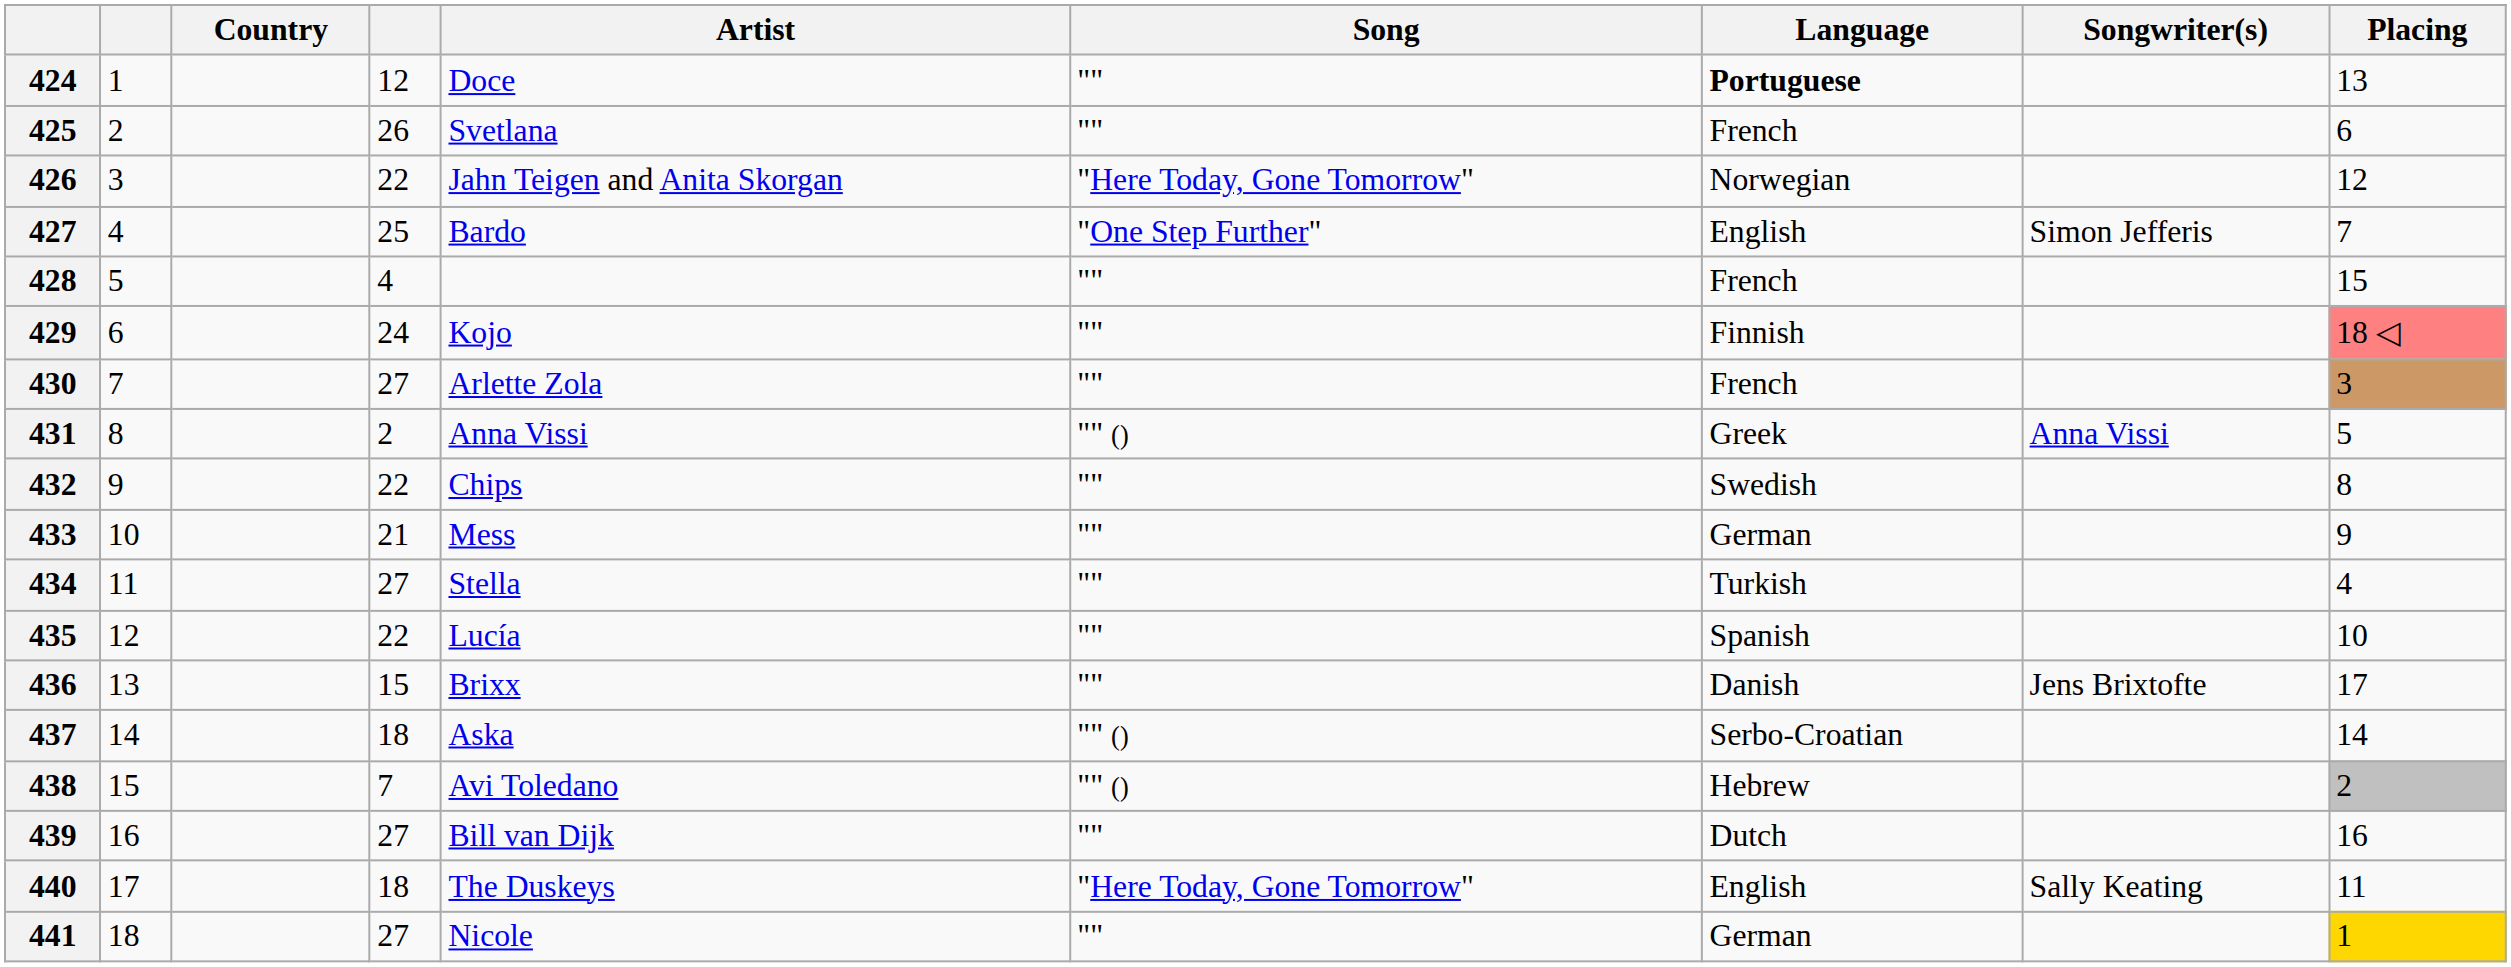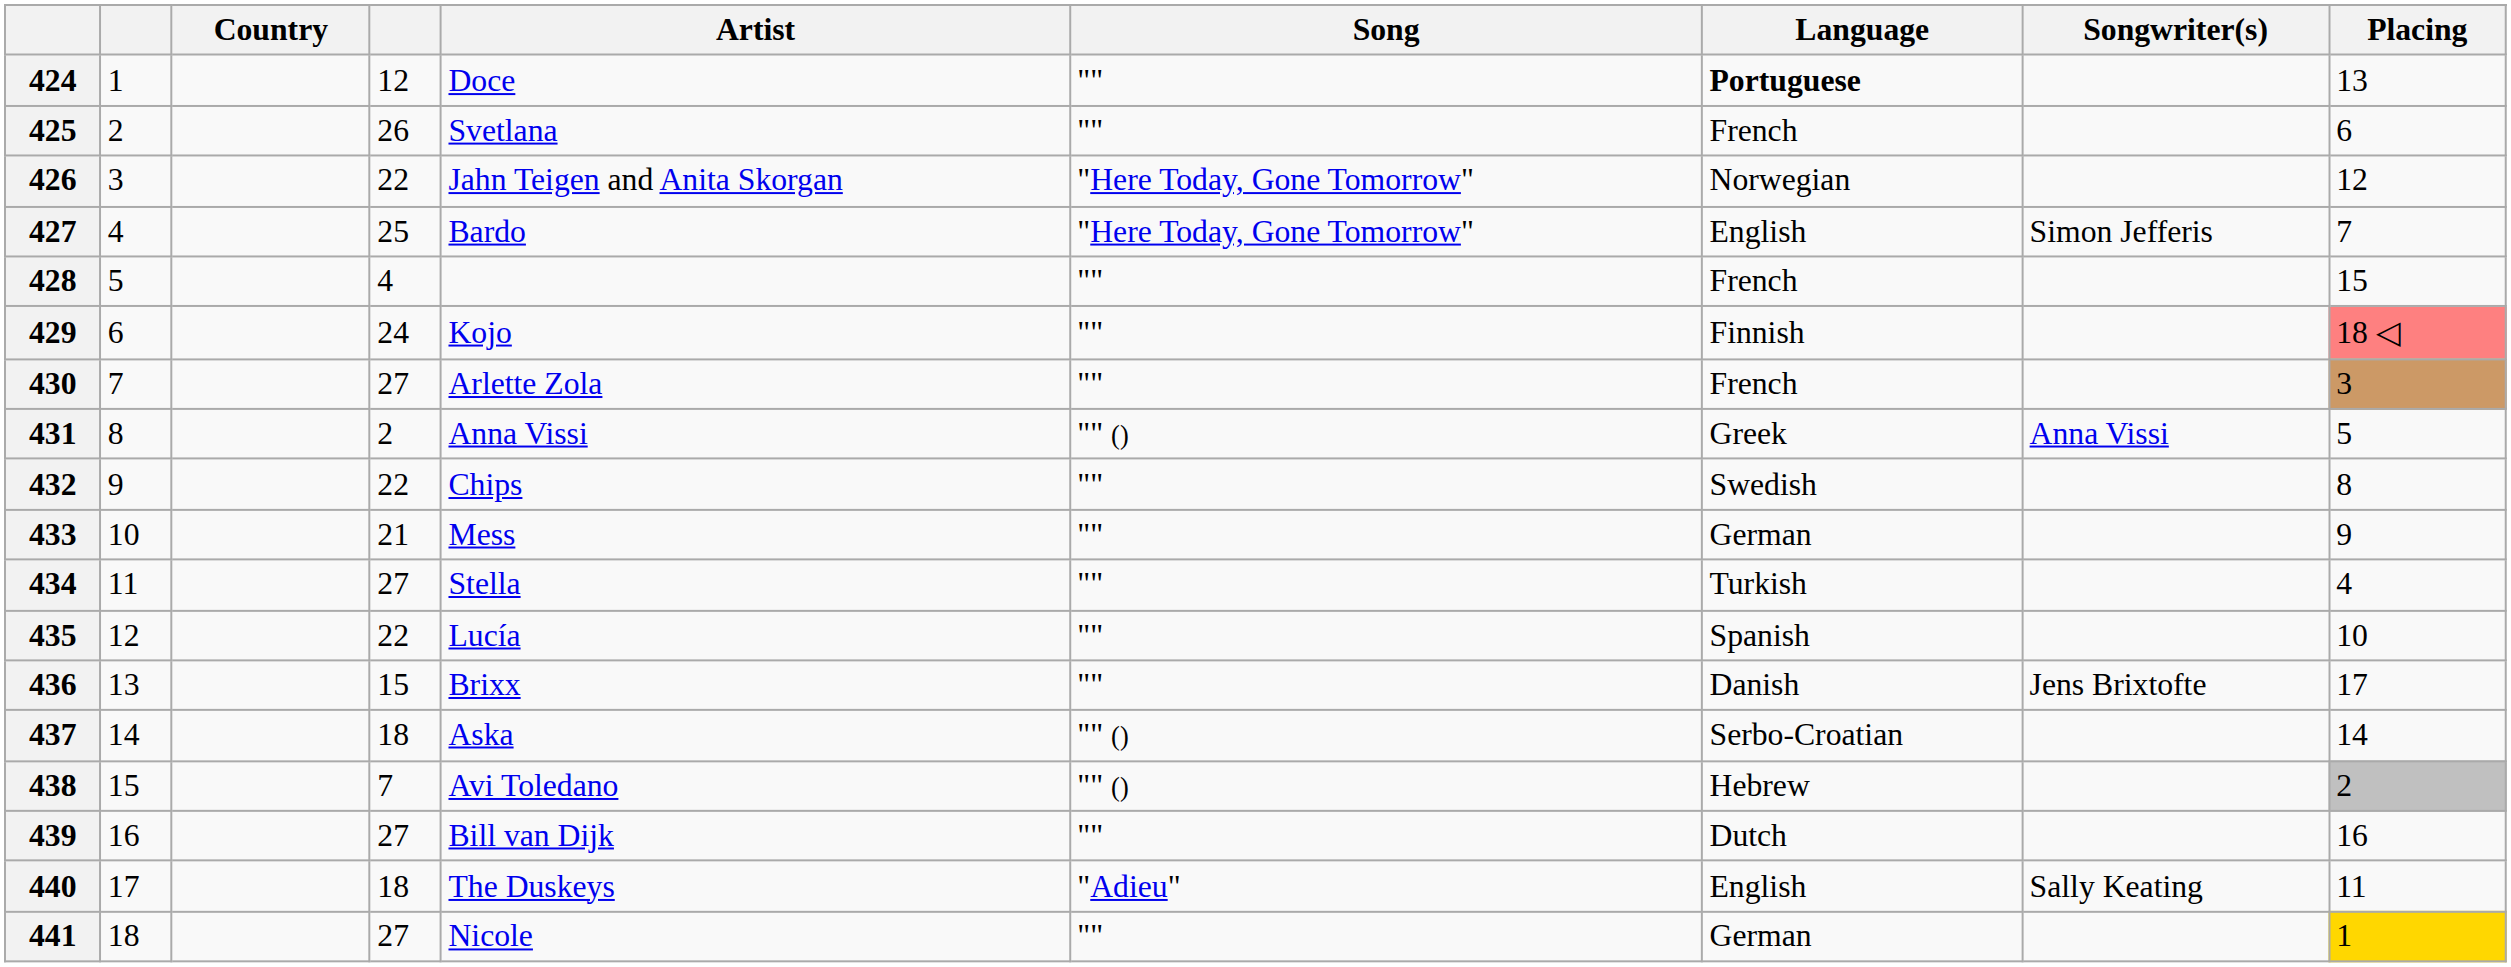(1199, 230) "One Step Further" -> (1276, 230) "Here Today, Gone Tomorrow"
(1276, 885) "Here Today, Gone Tomorrow" -> (1129, 885) "Adieu"
